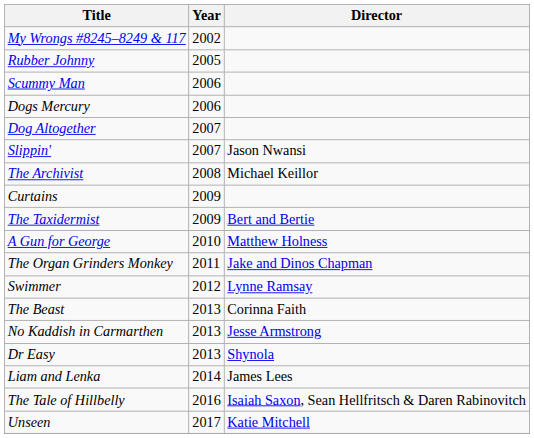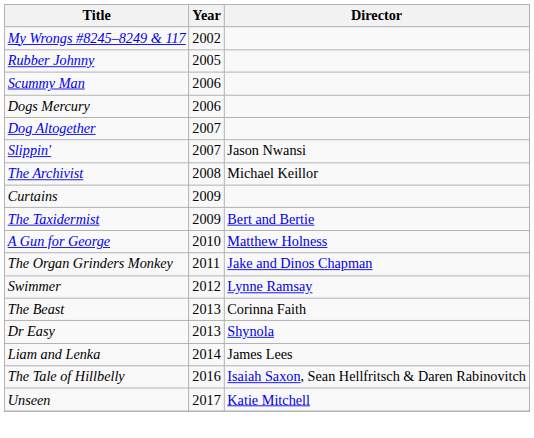- row: (85, 331)
